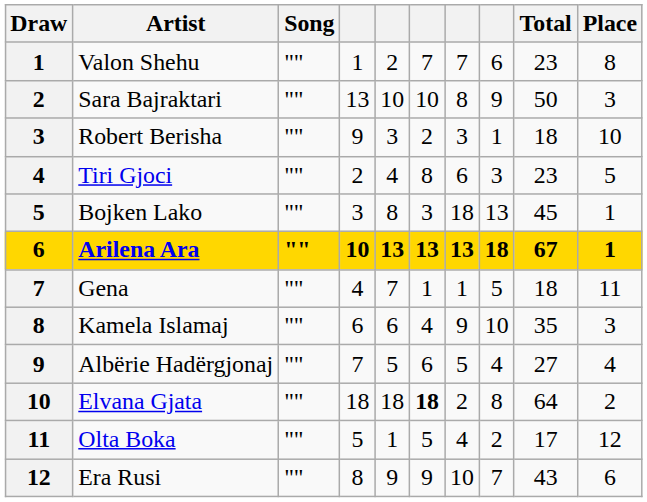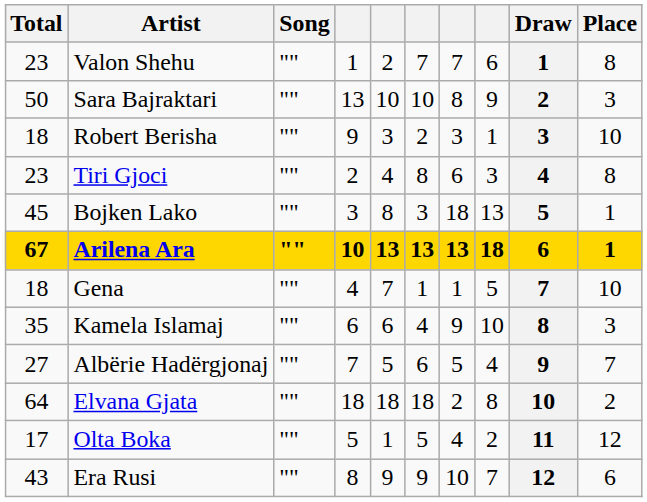columns swapped: (39, 23) <-> (546, 23)
(610, 174) 5 -> (610, 174) 8
(610, 288) 11 -> (610, 288) 10
(610, 363) 4 -> (610, 363) 7
(427, 401) bold -> (422, 401) normal
